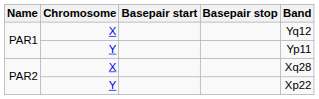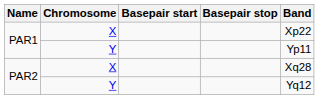(299, 31) Yq12 -> (298, 31) Xp22
(298, 85) Xp22 -> (299, 85) Yq12
